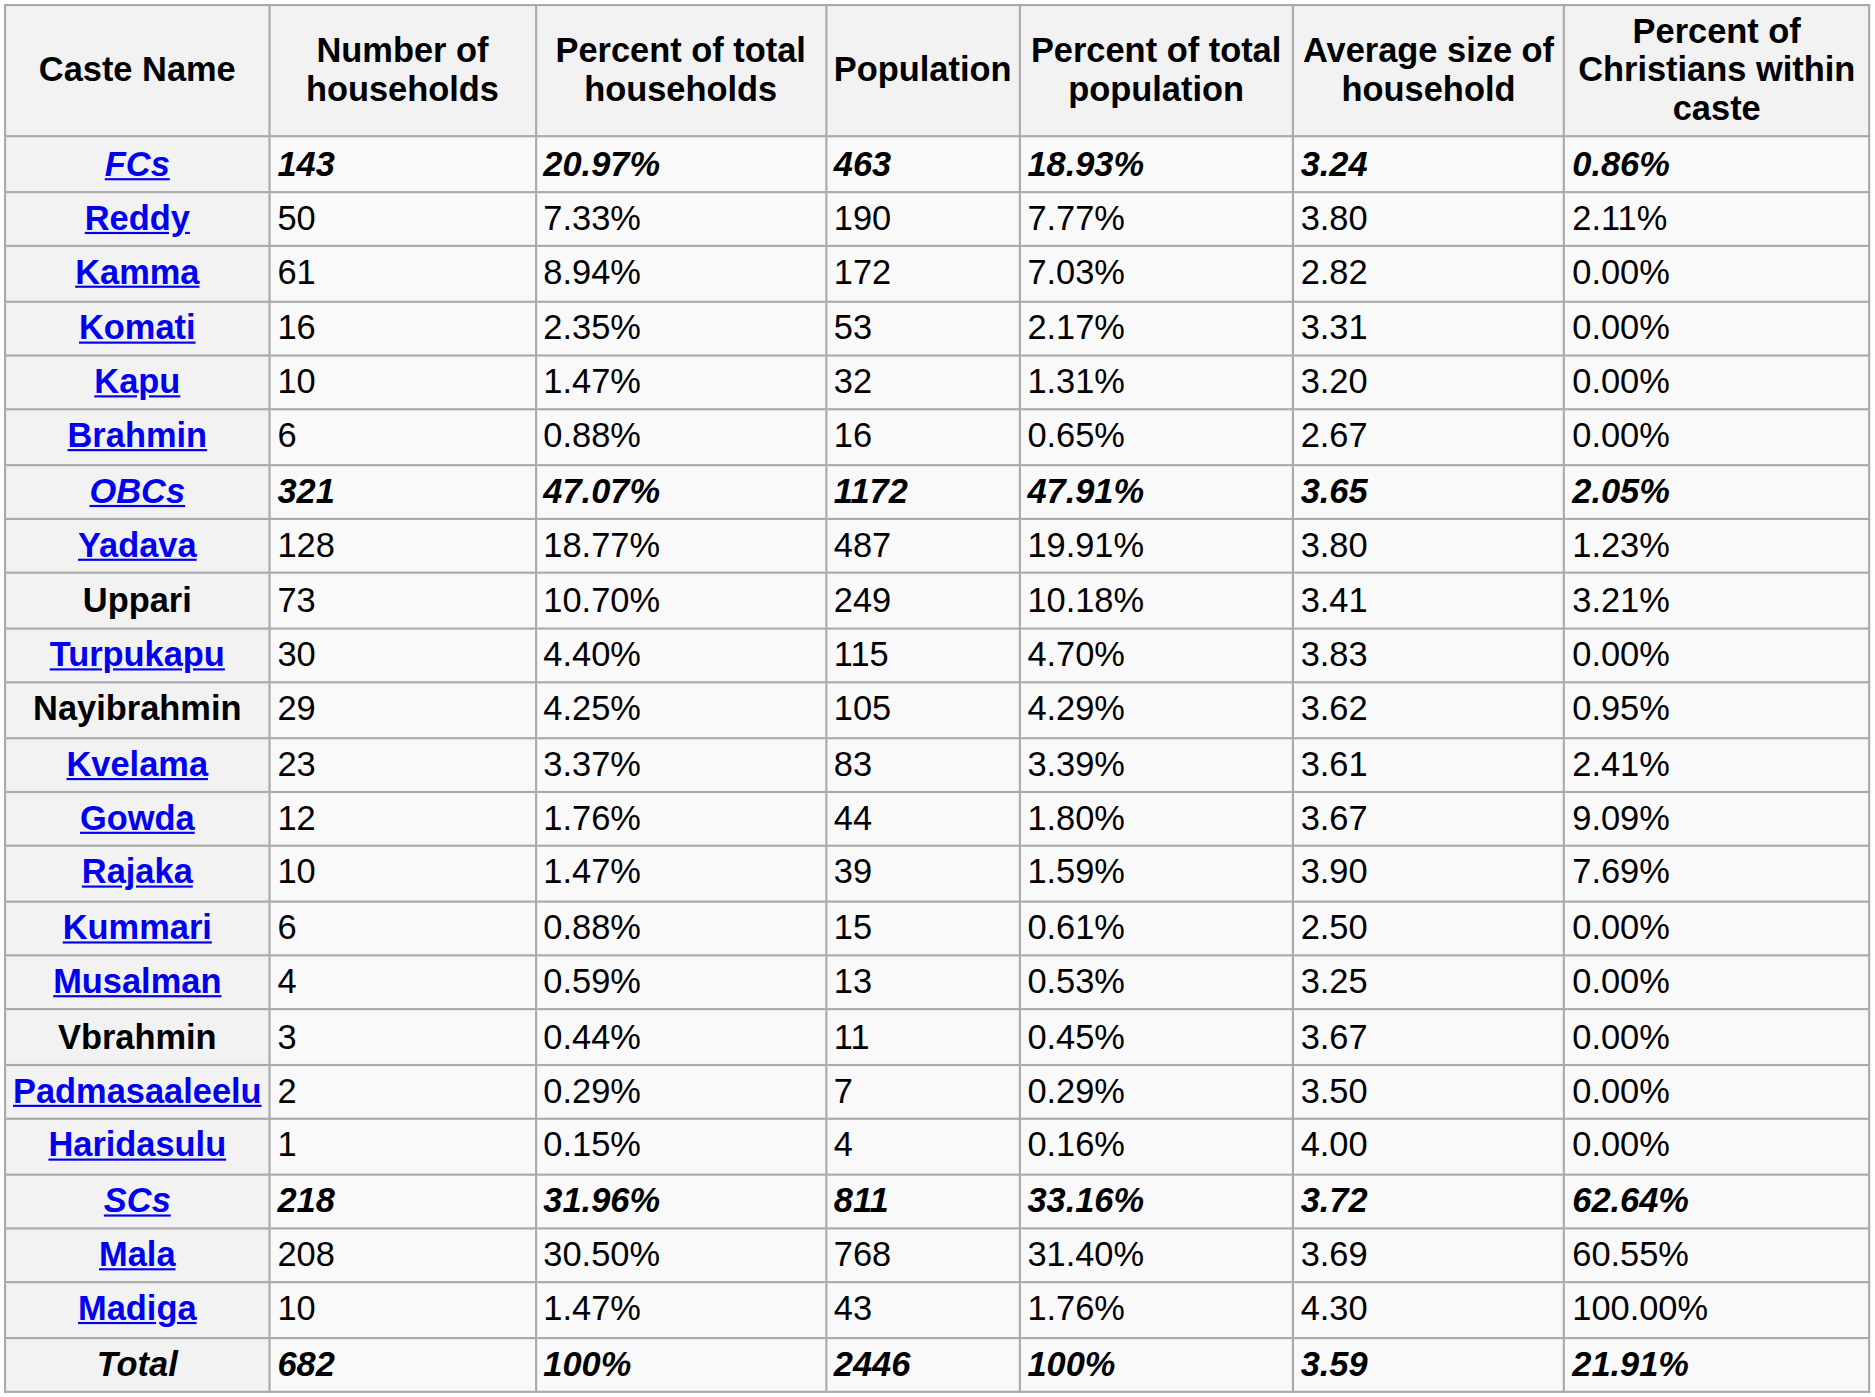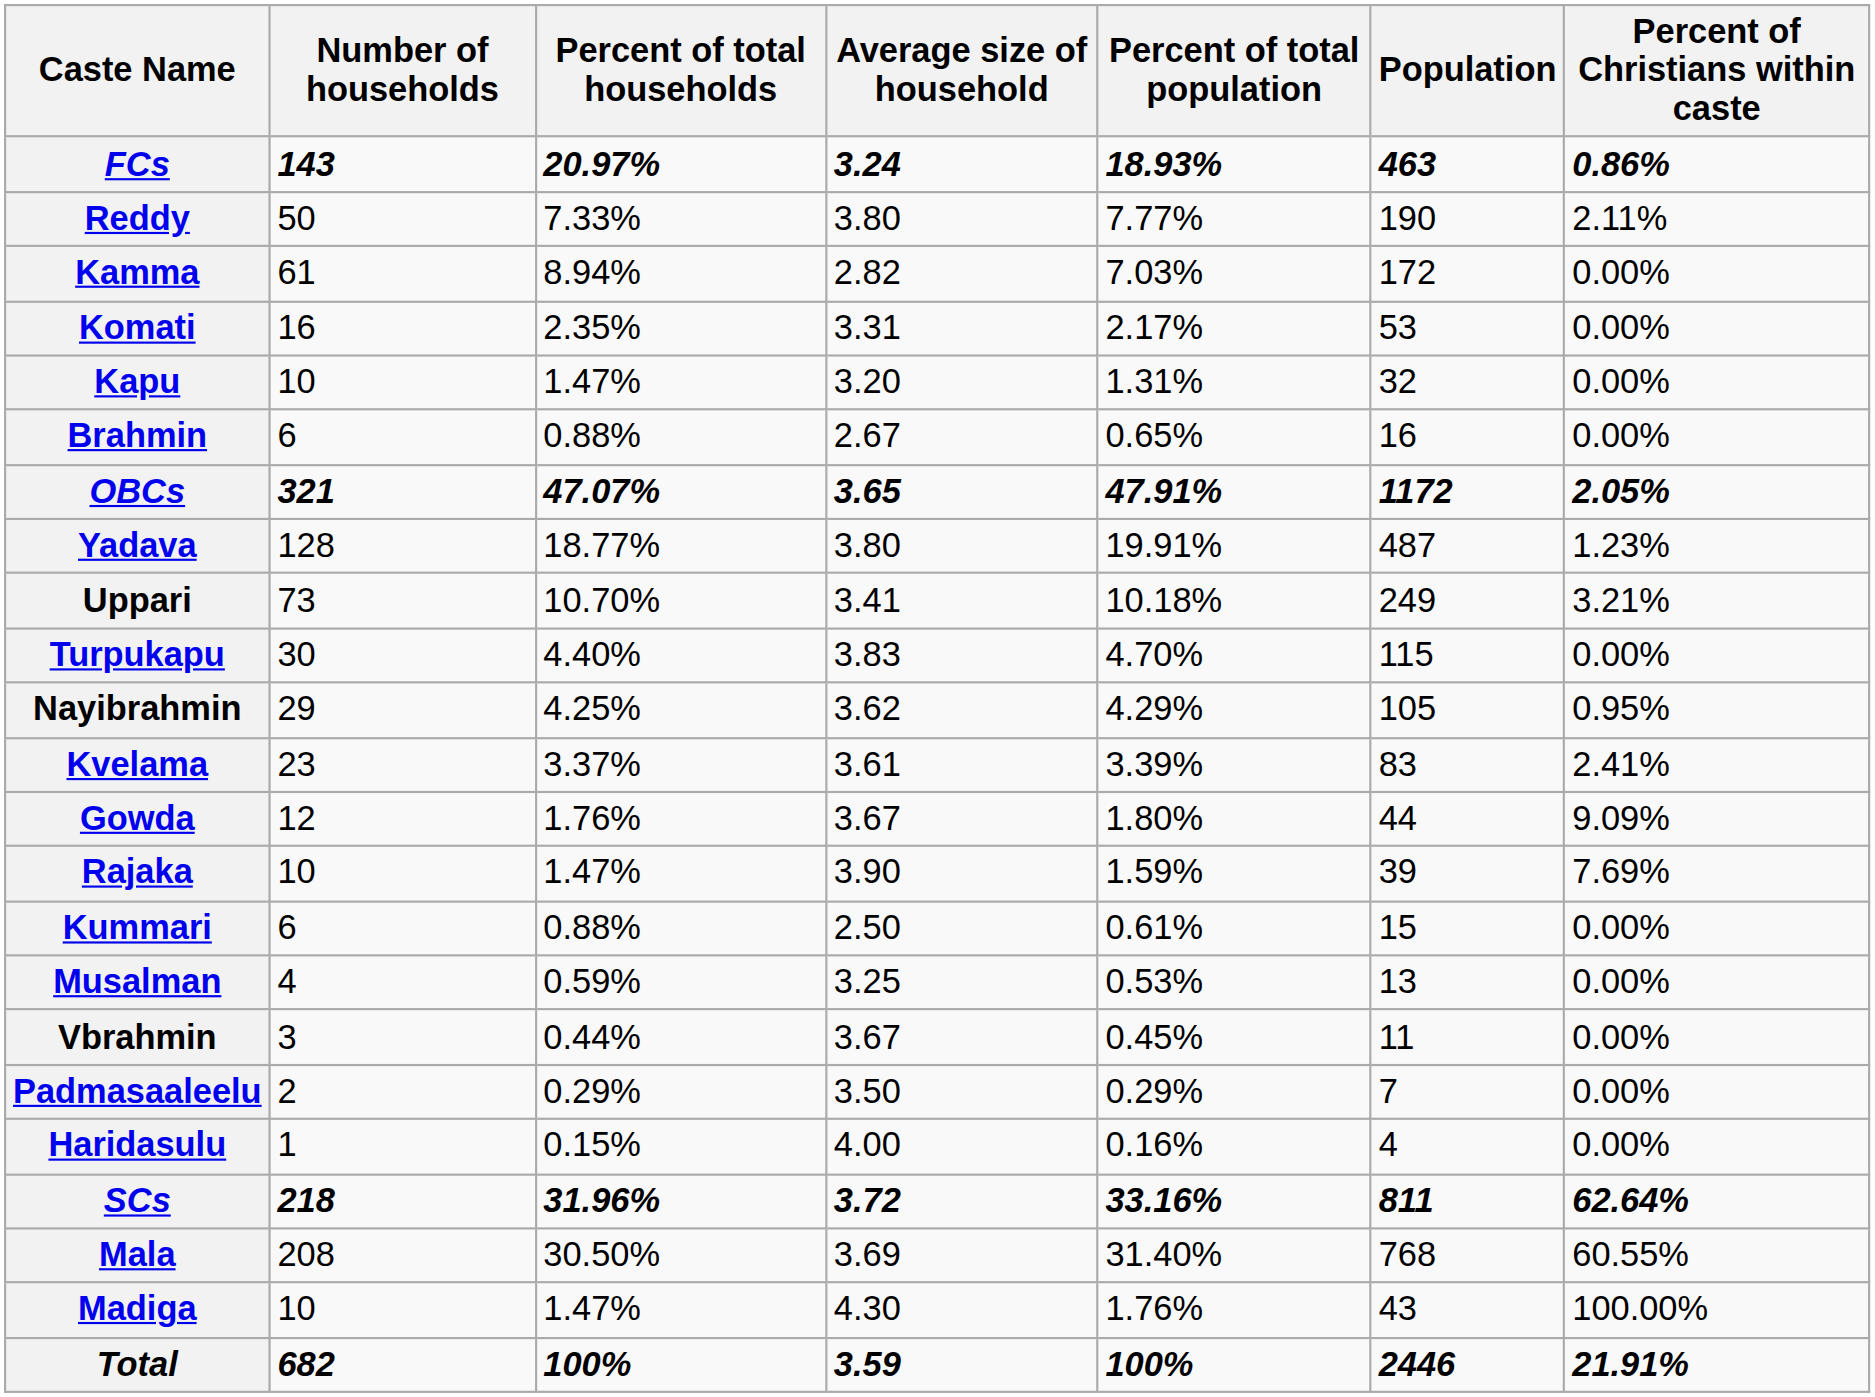columns swapped: (923, 70) <-> (1429, 70)
